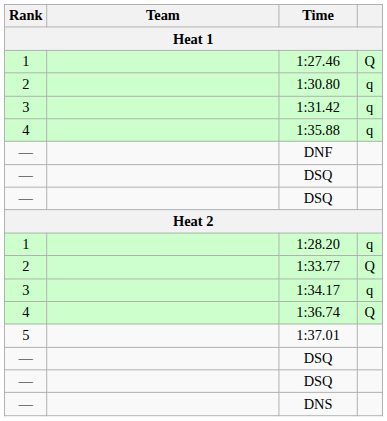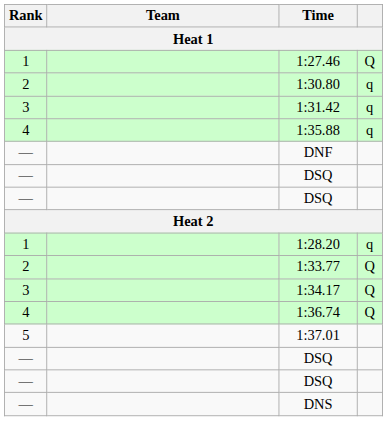(370, 289) q -> (370, 289) Q
